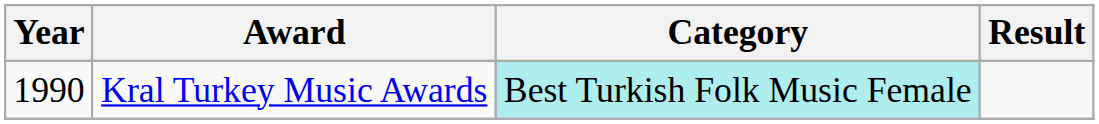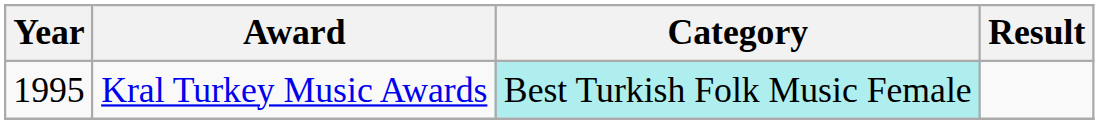(49, 89) 1990 -> (49, 89) 1995
